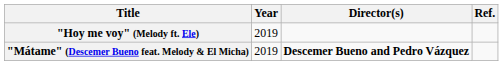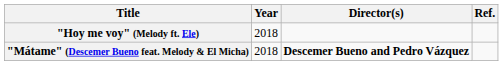(266, 32) 2019 -> (266, 32) 2018
(266, 51) 2019 -> (266, 51) 2018
